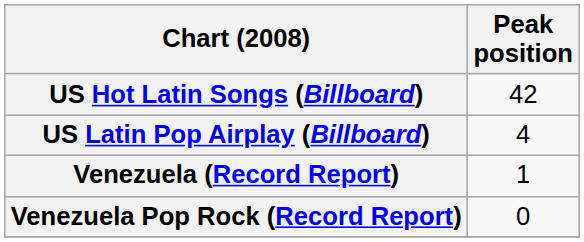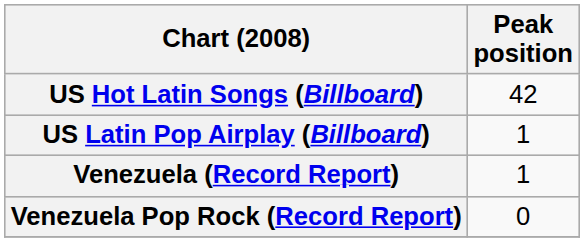(523, 134) 4 -> (523, 134) 1
